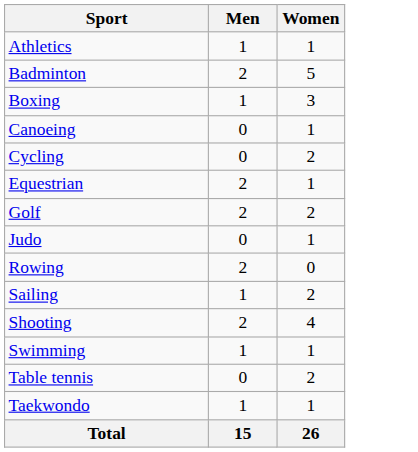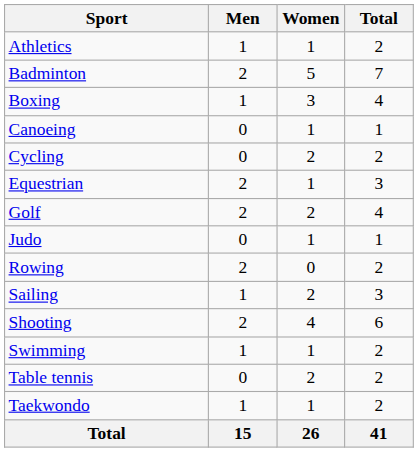+ column: (379, 18)
